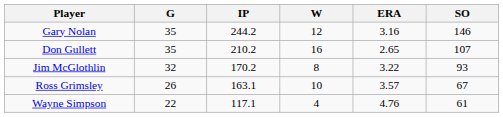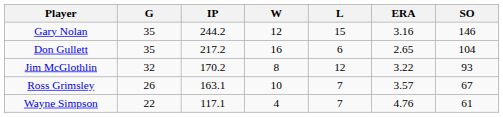+ column: (340, 13)
(243, 49) 210.2 -> (213, 49) 217.2
(462, 49) 107 -> (467, 49) 104
